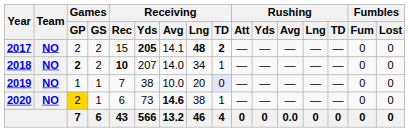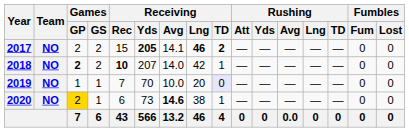(199, 48) 48 -> (199, 48) 46
(199, 65) 34 -> (199, 65) 42
(147, 83) 38 -> (147, 83) 70
